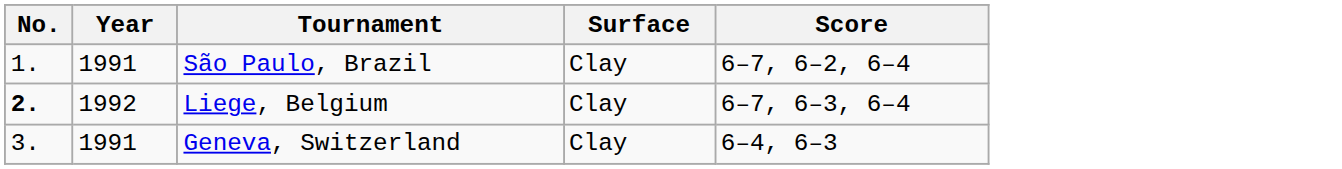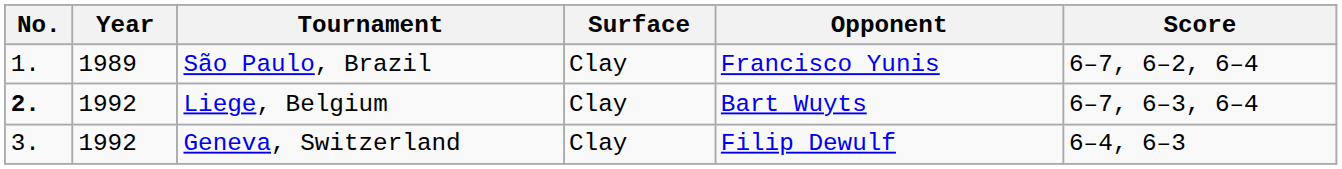+ column: (889, 25)
(108, 64) 1991 -> (108, 64) 1989
(108, 144) 1991 -> (108, 144) 1992
